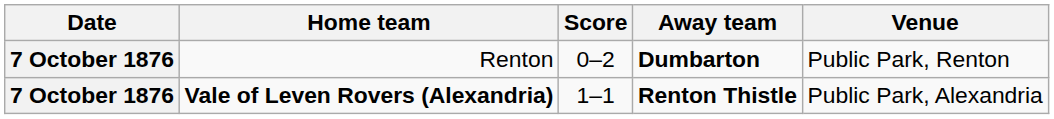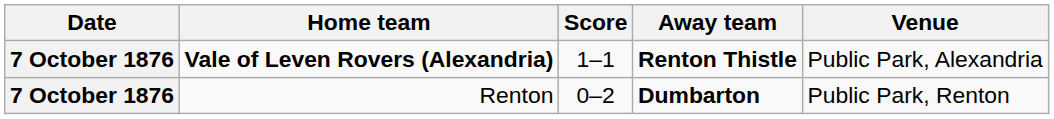rows swapped: (369, 95) <-> (516, 58)
